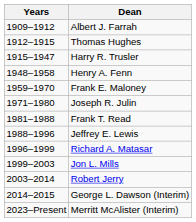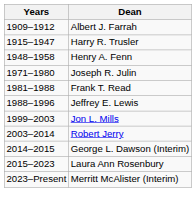- row: (106, 42)
- row: (108, 88)
- row: (112, 149)
+ row: (117, 164)
